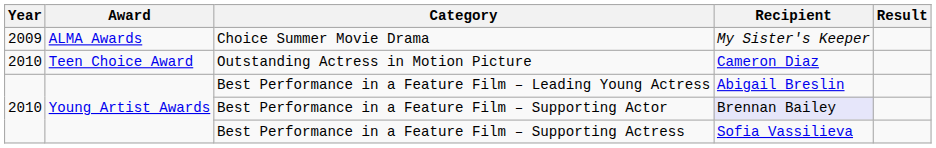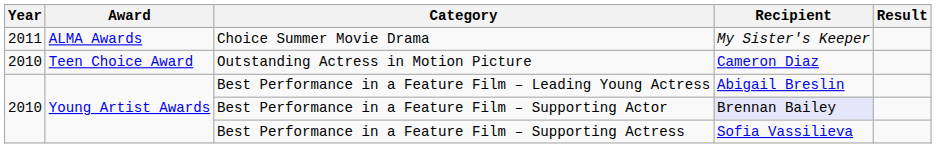(25, 39) 2009 -> (25, 39) 2011
